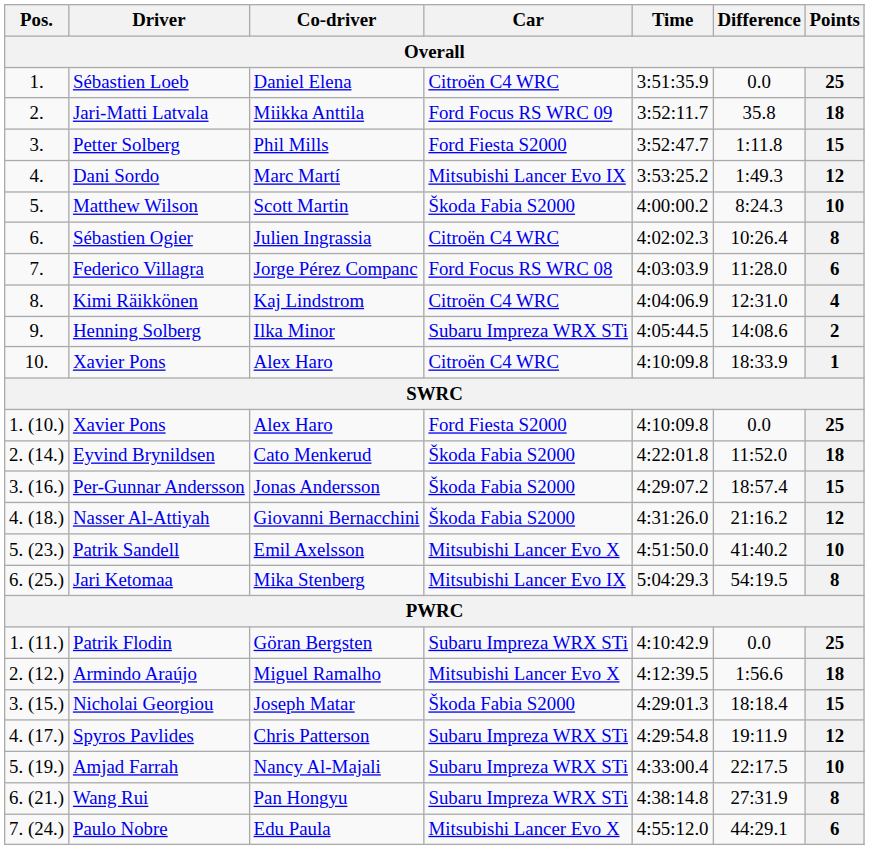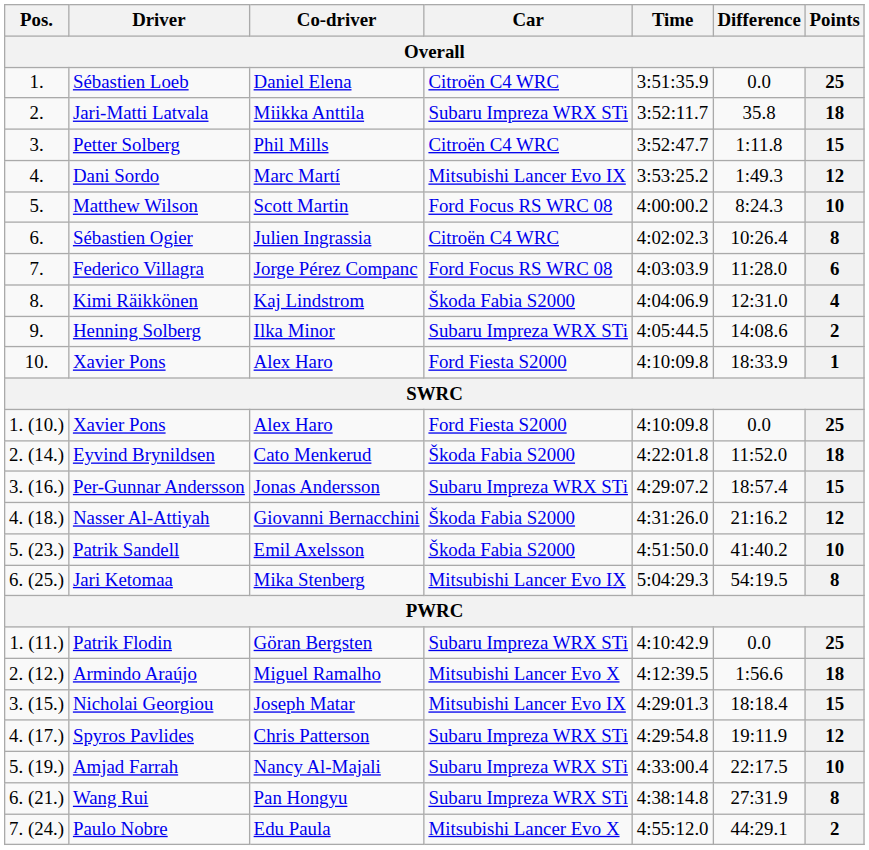(520, 113) Ford Focus RS WRC 09 -> (528, 113) Subaru Impreza WRX STi
(498, 144) Ford Fiesta S2000 -> (494, 144) Citroën C4 WRC
(502, 207) Škoda Fabia S2000 -> (520, 207) Ford Focus RS WRC 08
(494, 300) Citroën C4 WRC -> (502, 300) Škoda Fabia S2000
(494, 362) Citroën C4 WRC -> (498, 362) Ford Fiesta S2000
(502, 487) Škoda Fabia S2000 -> (528, 487) Subaru Impreza WRX STi
(524, 549) Mitsubishi Lancer Evo X -> (502, 549) Škoda Fabia S2000
(502, 704) Škoda Fabia S2000 -> (527, 704) Mitsubishi Lancer Evo IX
(835, 829) 6 -> (835, 829) 2
